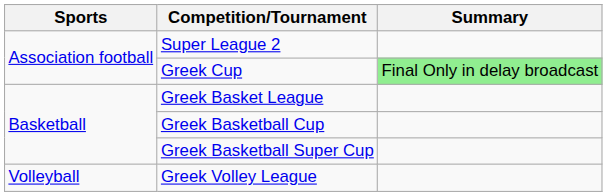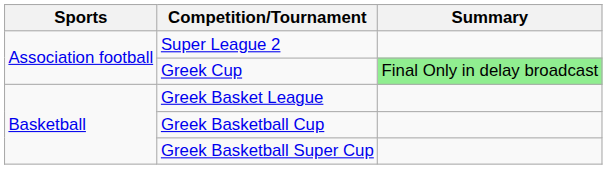- row: (239, 177)
